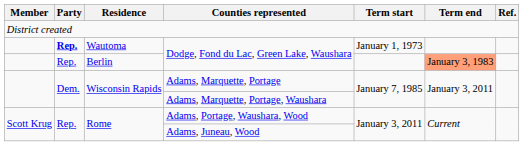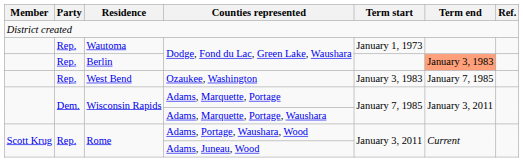(67, 45) bold -> (67, 45) normal
+ row: (109, 78)
